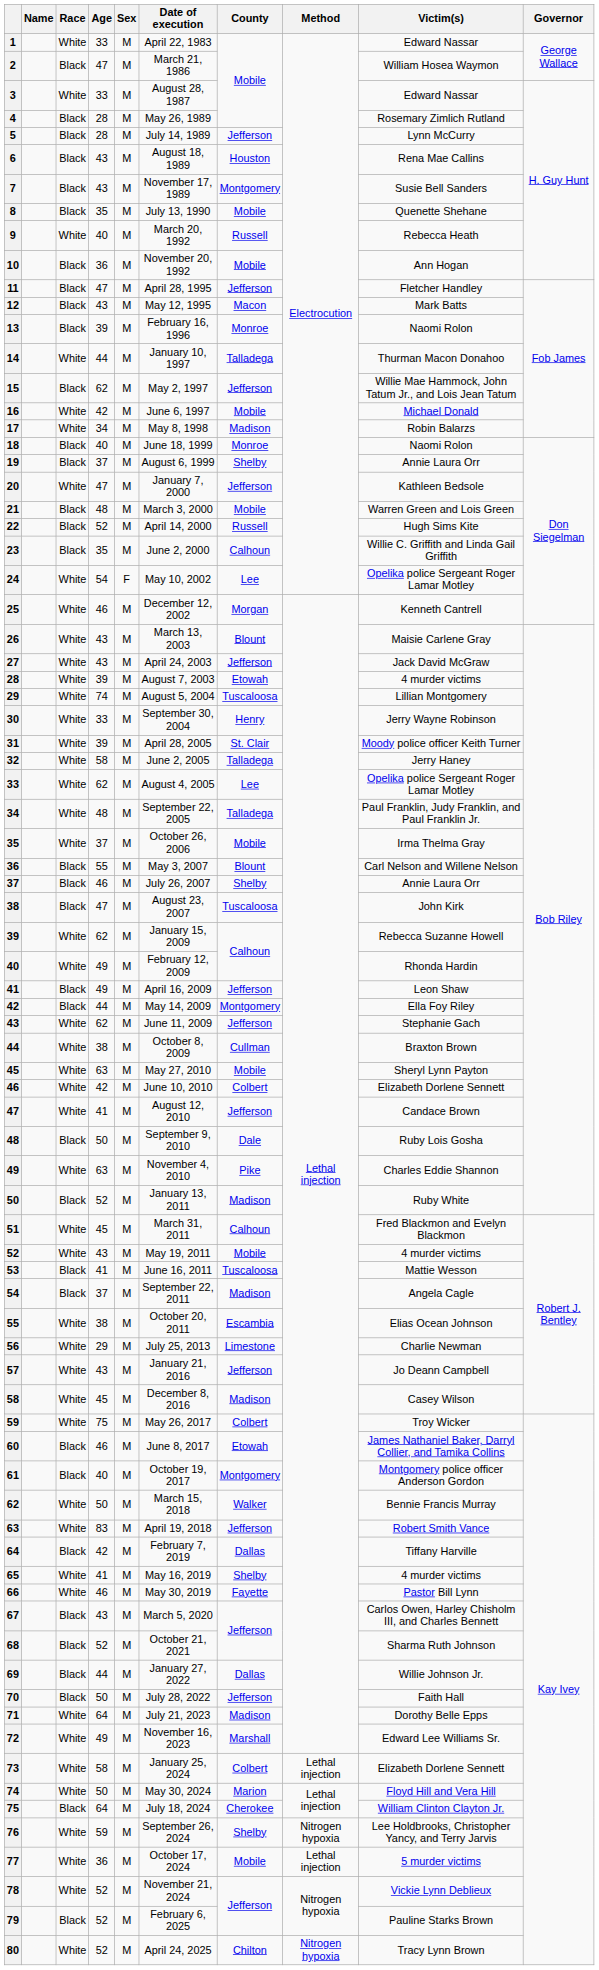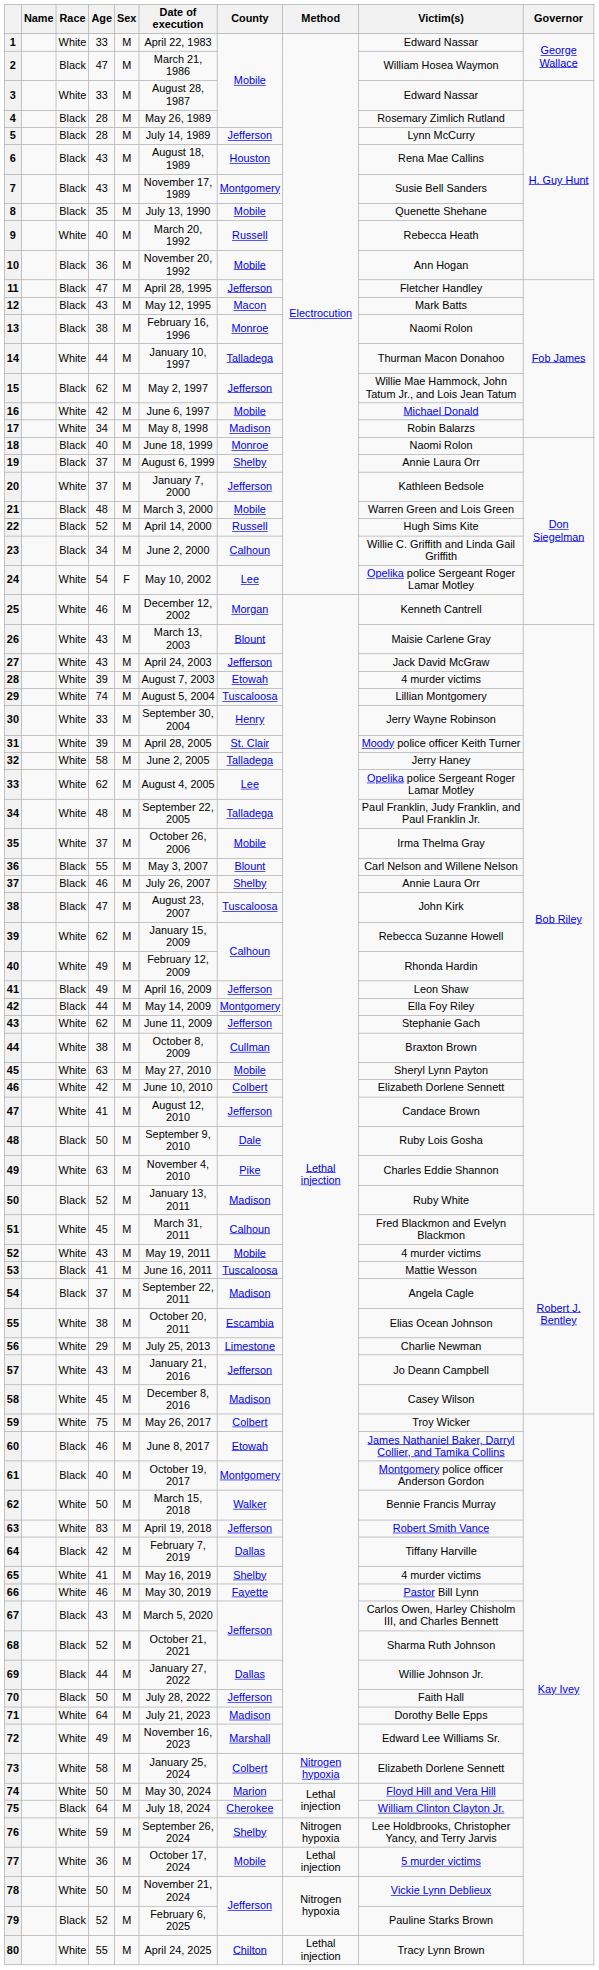(102, 329) 39 -> (102, 329) 38
(102, 486) 47 -> (102, 486) 37
(102, 550) 35 -> (102, 550) 34
(321, 1768) Lethal injection -> (321, 1768) Nitrogen hypoxia
(102, 1891) 52 -> (102, 1891) 50
(102, 1950) 52 -> (102, 1950) 55
(321, 1950) Nitrogen hypoxia -> (321, 1950) Lethal injection
